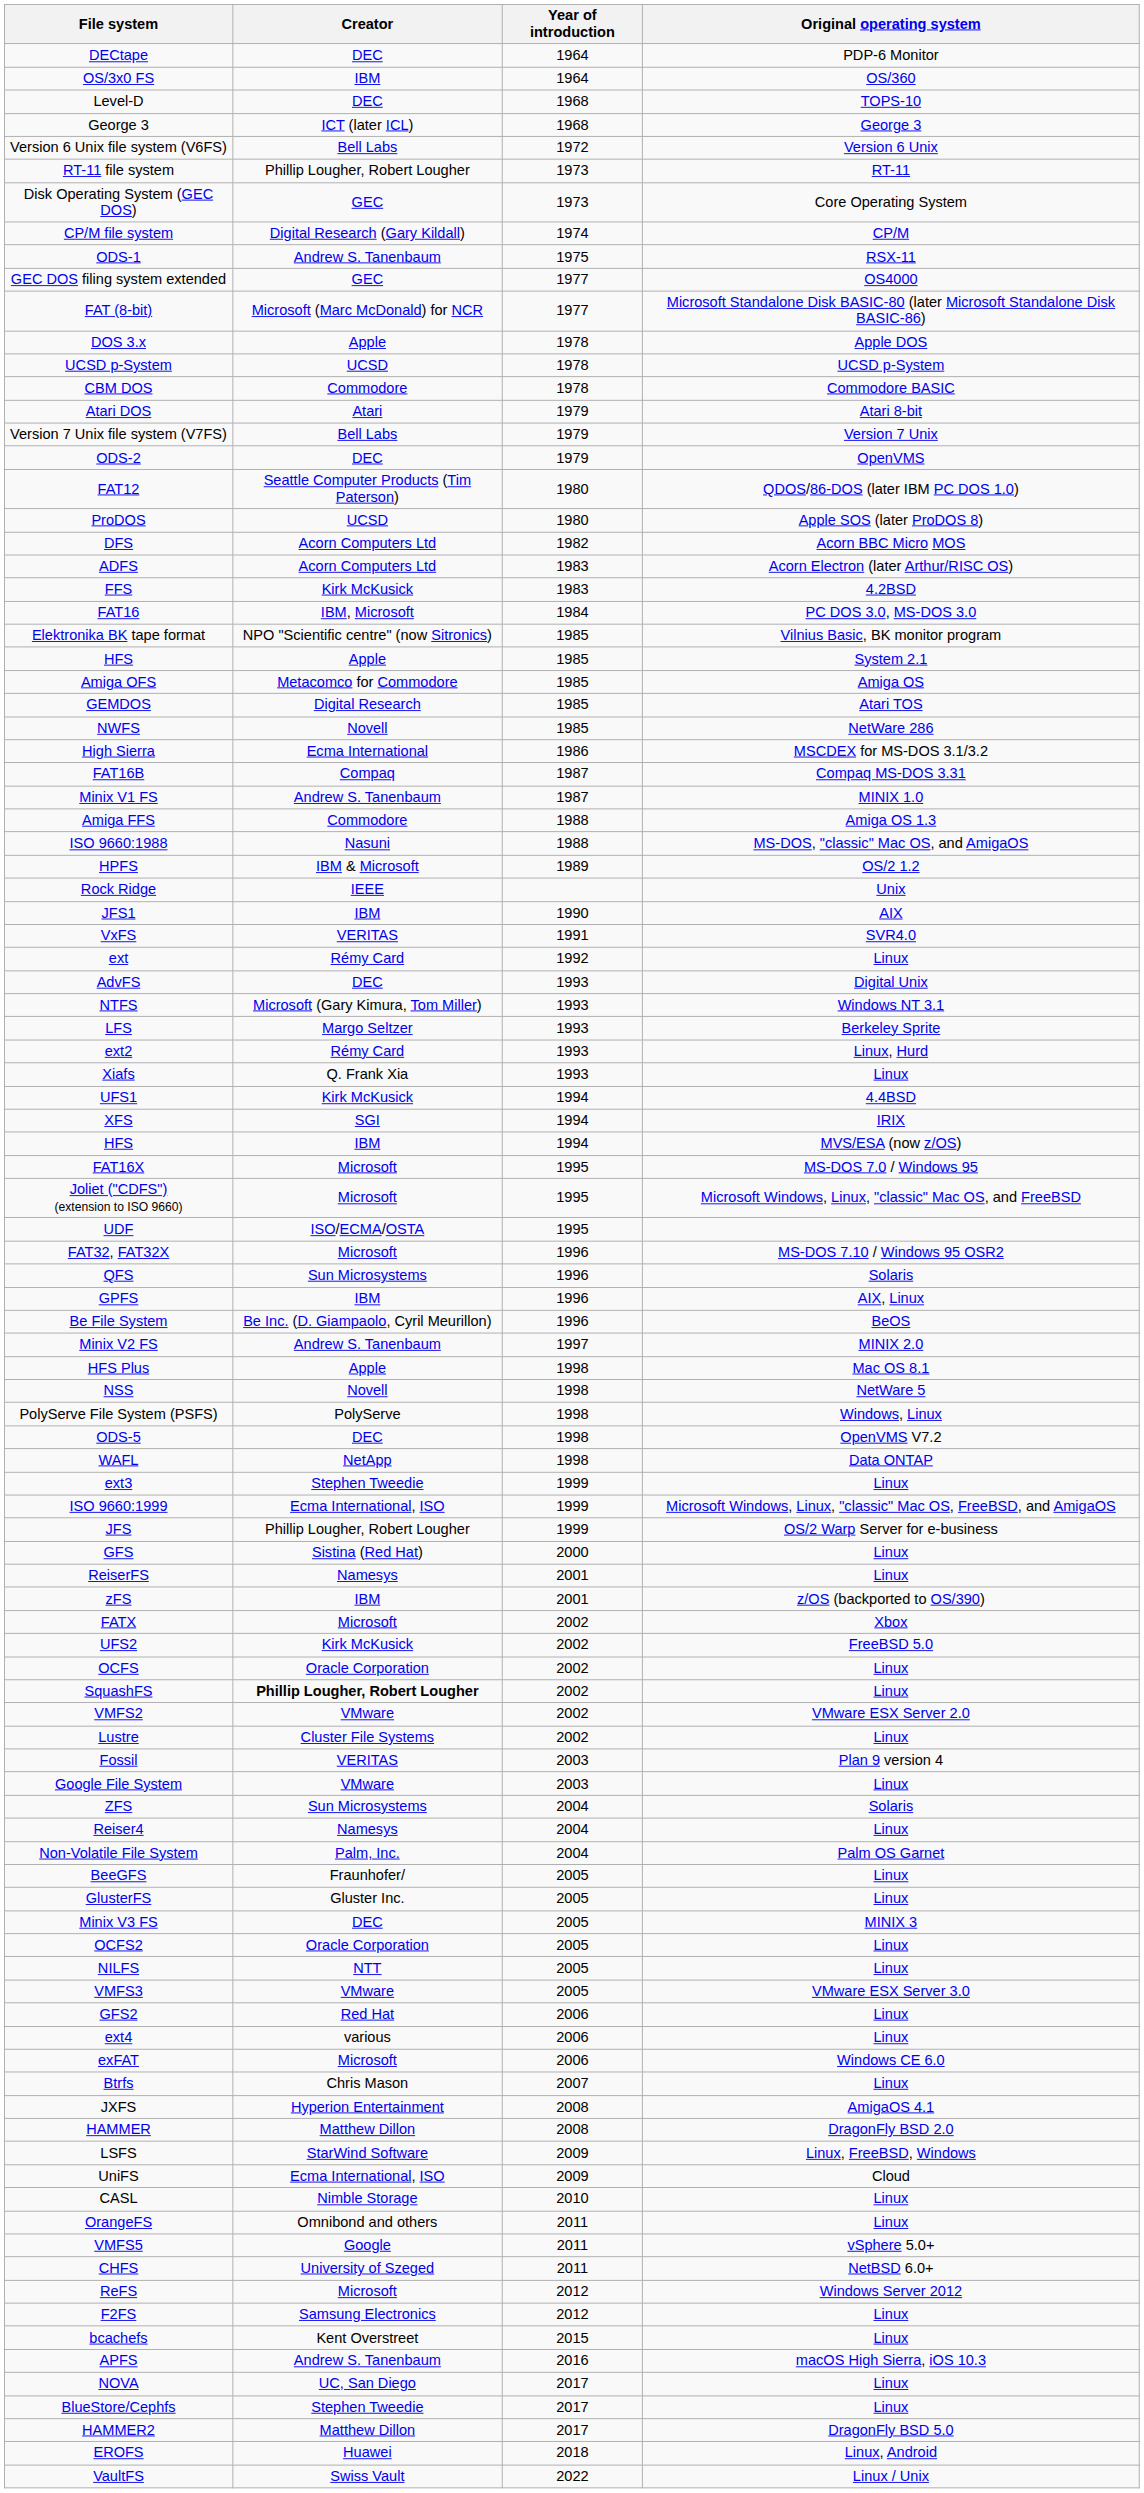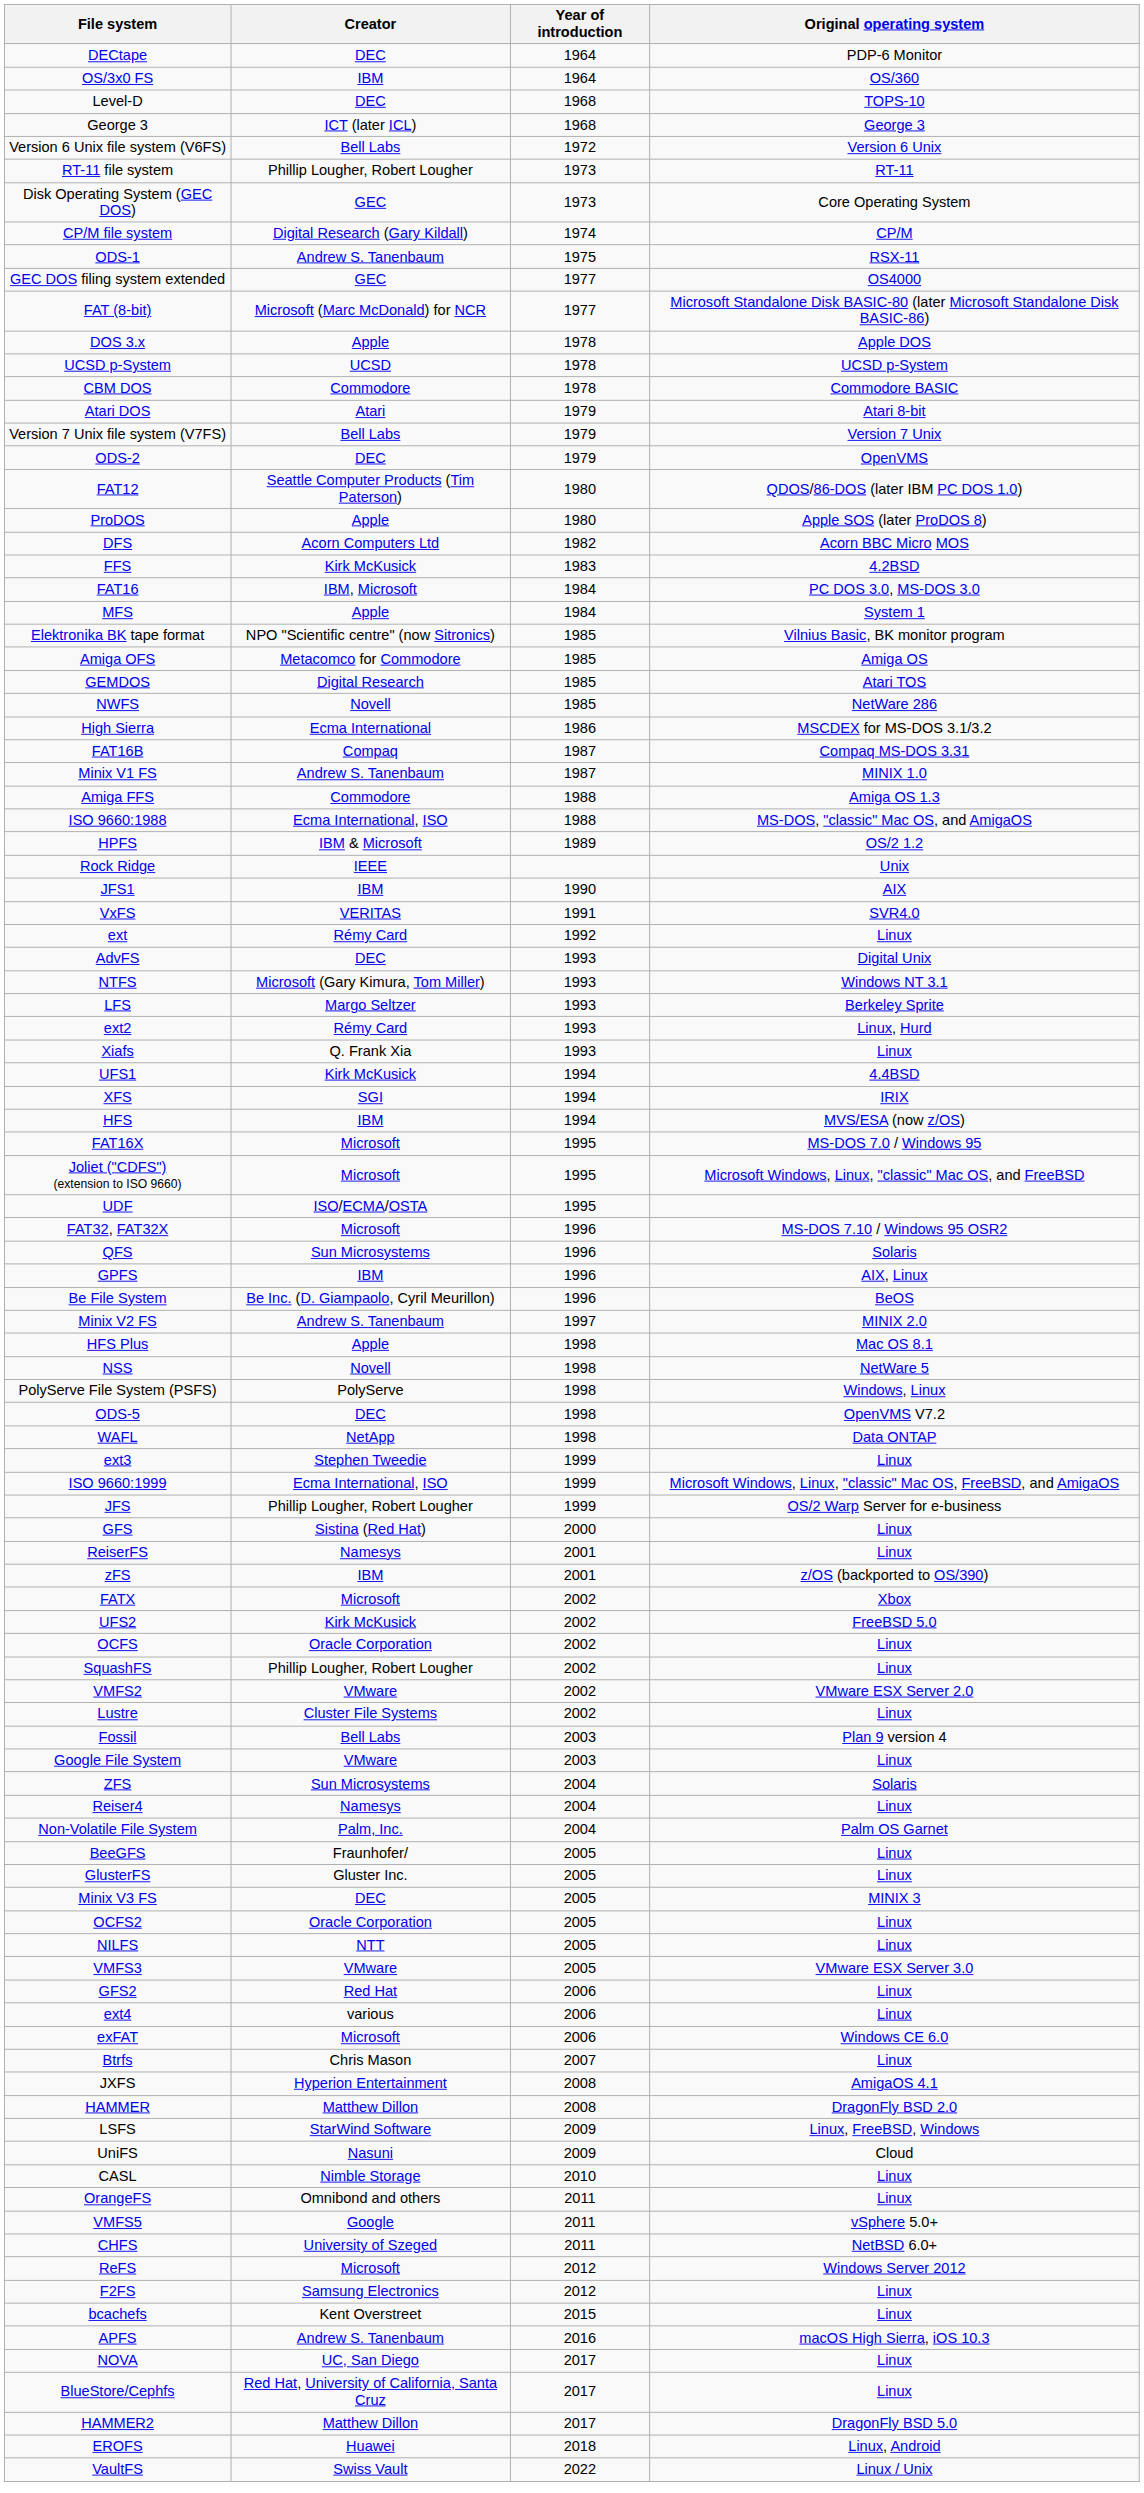(367, 520) UCSD -> (370, 520) Apple
- row: (118, 566)
+ row: (118, 612)
- row: (119, 658)
(367, 843) Nasuni -> (370, 820) Ecma International, ISO
(367, 1691) bold -> (370, 1668) normal
(367, 1760) VERITAS -> (370, 1737) Bell Labs
(367, 2176) Ecma International, ISO -> (370, 2153) Nasuni
(367, 2407) Stephen Tweedie -> (370, 2392) Red Hat, University of California, Santa Cruz
